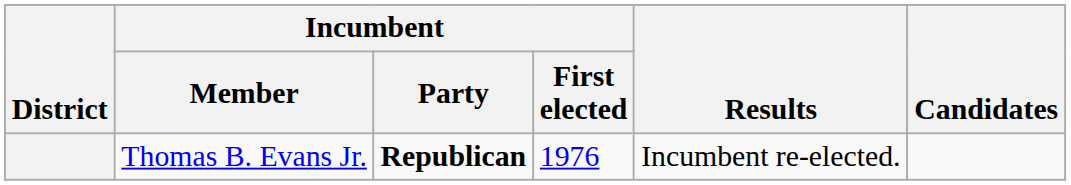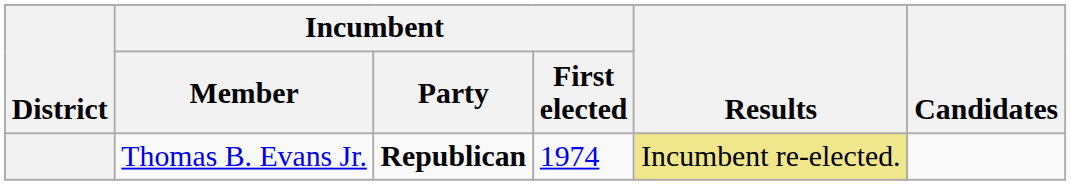(570, 155) 1976 -> (570, 155) 1974
(771, 155) no background -> (771, 155) khaki background
